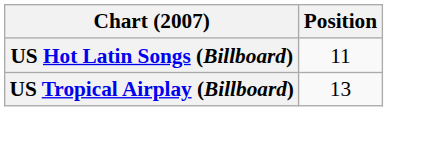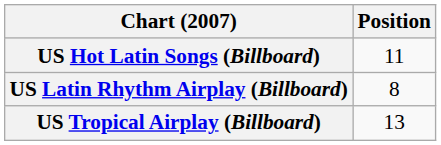+ row: (179, 88)
